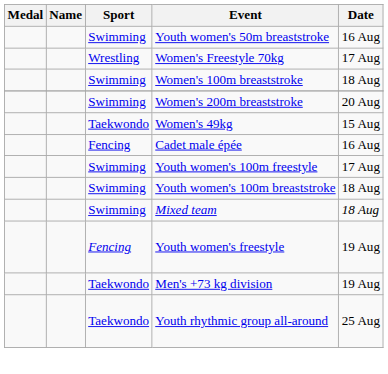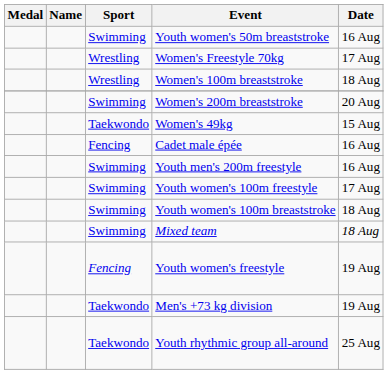(117, 80) Swimming -> (114, 80) Wrestling
+ row: (228, 166)
